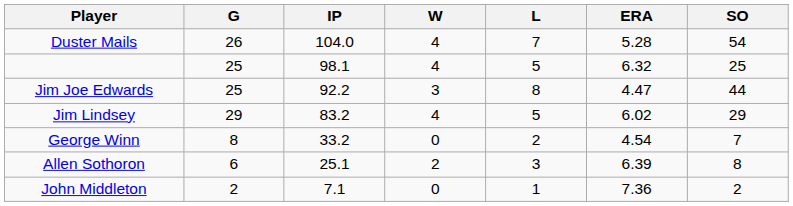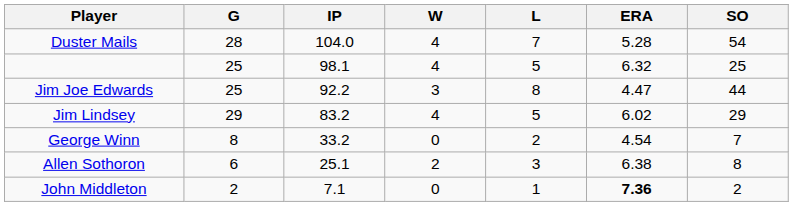(234, 41) 26 -> (234, 41) 28
(637, 164) 6.39 -> (637, 164) 6.38
(637, 189) normal -> (637, 189) bold
